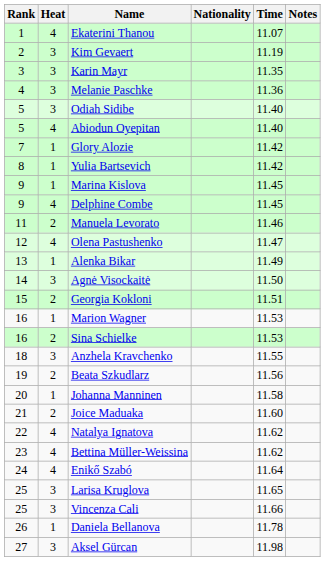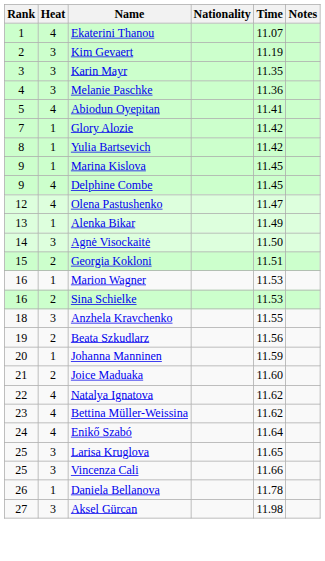- row: (102, 109)
(270, 128) 11.40 -> (270, 109) 11.41
- row: (115, 223)
(270, 394) 11.58 -> (270, 356) 11.59
